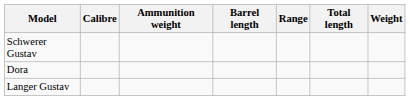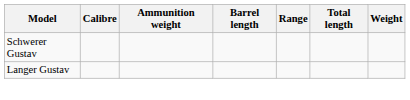- row: (17, 70)
